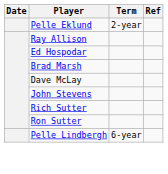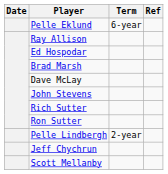(126, 25) 2-year -> (126, 25) 6-year
(126, 135) 6-year -> (126, 135) 2-year
+ row: (64, 149)
+ row: (66, 163)
